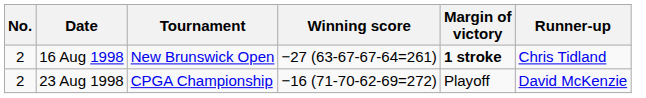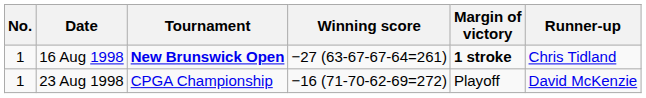(20, 57) 2 -> (20, 57) 1
(203, 57) normal -> (208, 57) bold
(20, 81) 2 -> (20, 81) 1
